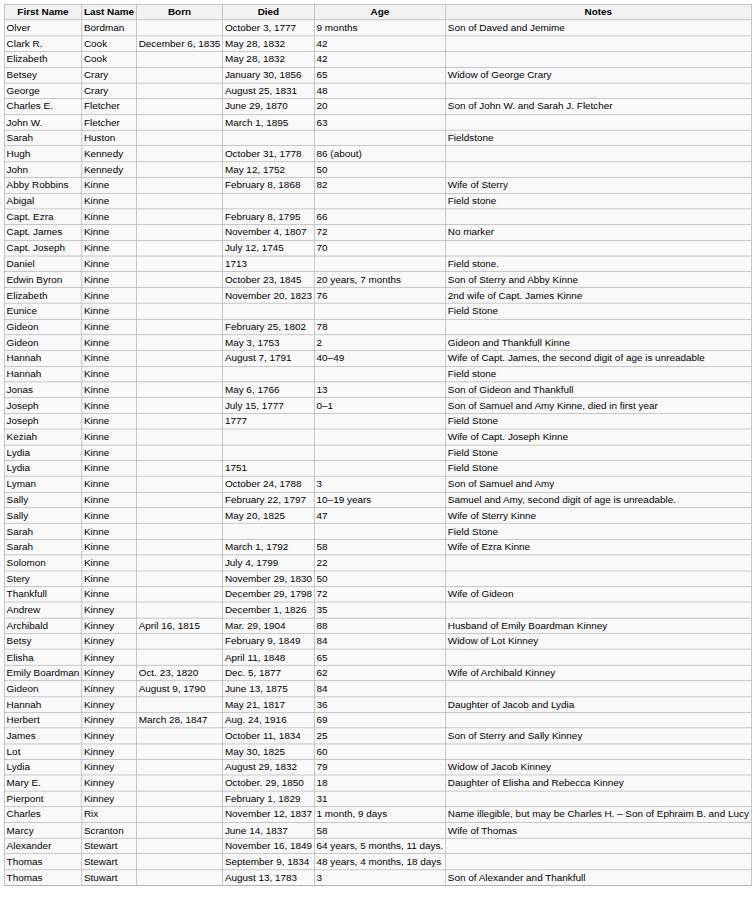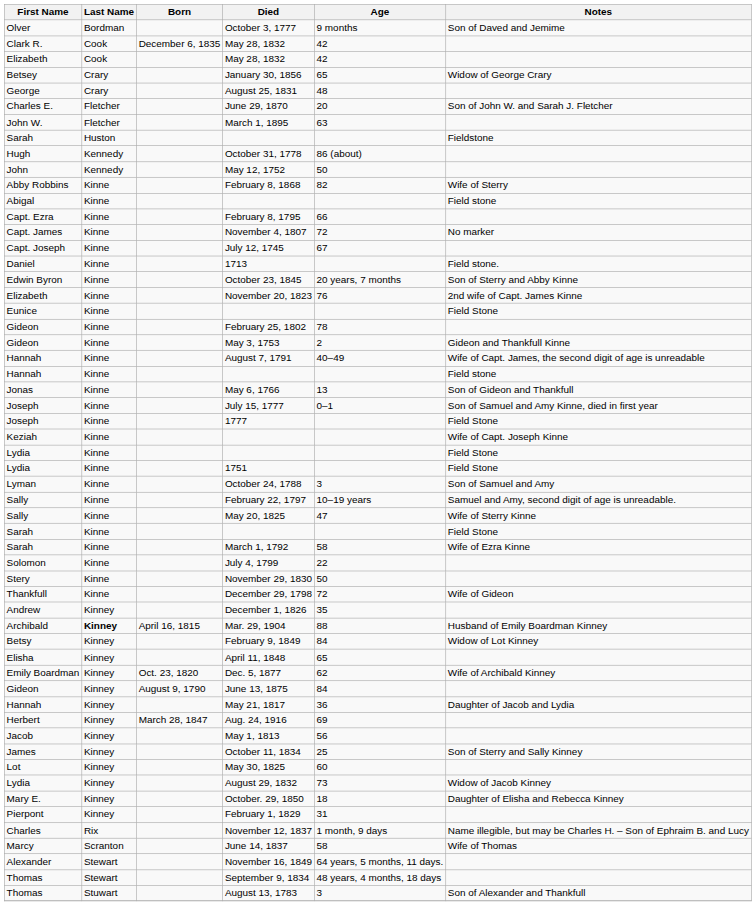(322, 248) 70 -> (322, 248) 67
(99, 625) normal -> (100, 625) bold
+ row: (20, 736)
(322, 767) 79 -> (322, 783) 73
